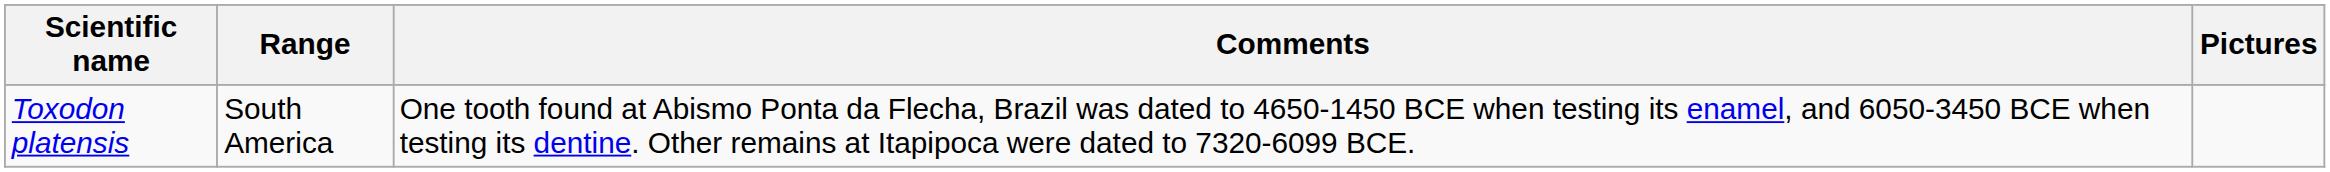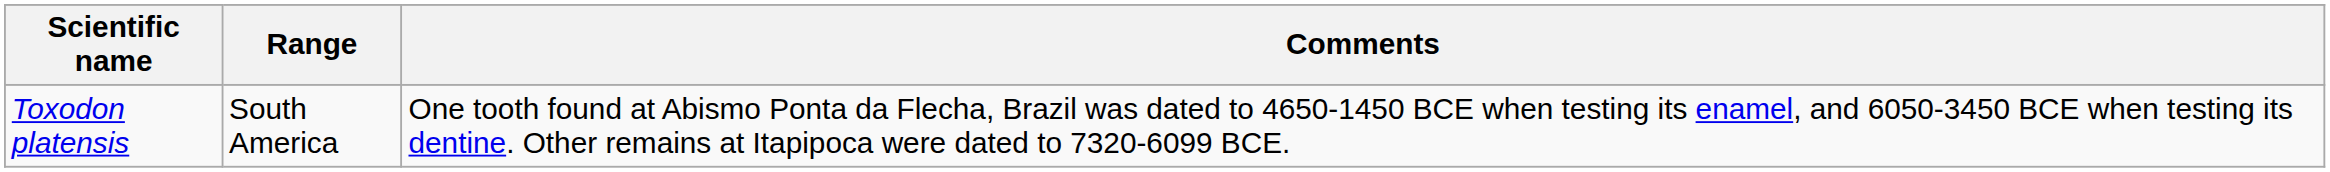- column: (2259, 44)
